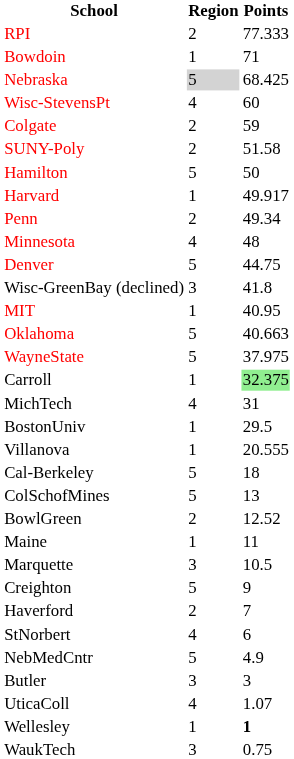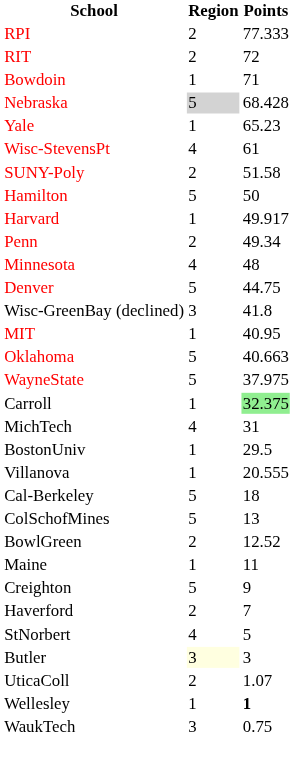+ row: (18, 56)
(266, 79) 68.425 -> (266, 102) 68.428
+ row: (19, 126)
(251, 102) 60 -> (251, 149) 61
- row: (30, 126)
- row: (39, 564)
(247, 634) 6 -> (247, 634) 5
- row: (48, 657)
(192, 680) no background -> (192, 657) lightyellow background
(192, 703) 4 -> (192, 680) 2
